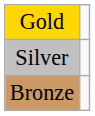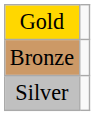rows swapped: (42, 57) <-> (42, 92)
